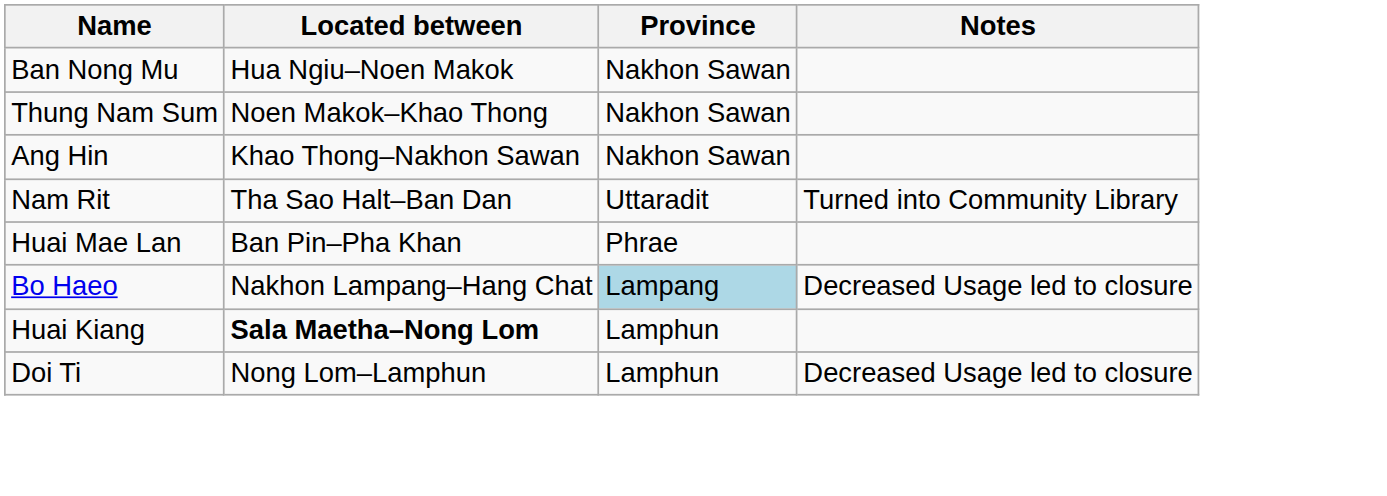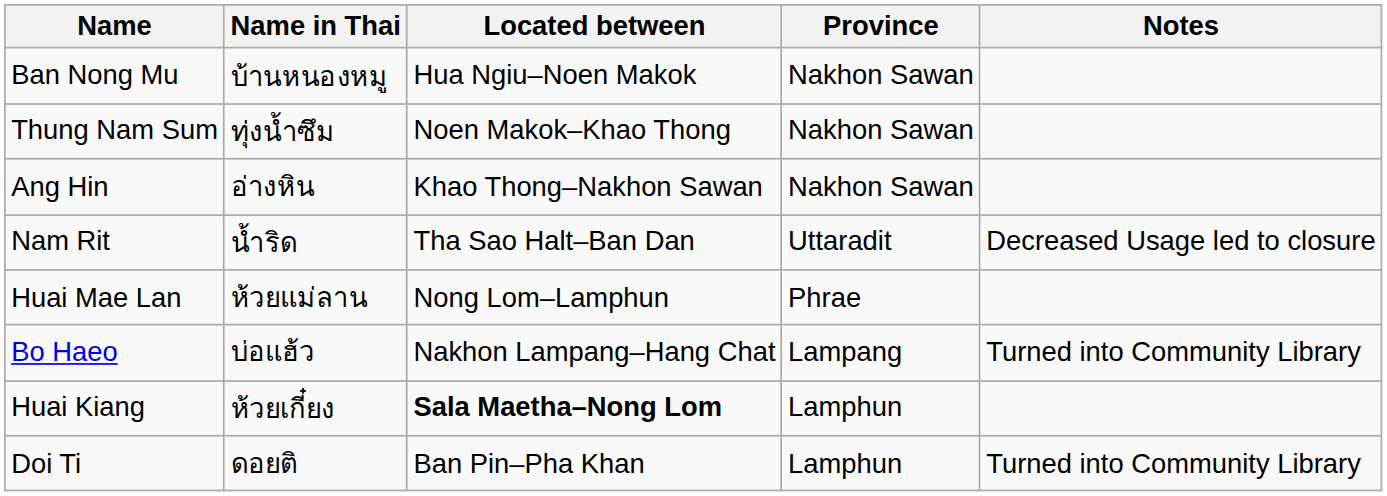+ column: (316, 26)
(991, 199) Turned into Community Library -> (1181, 241) Decreased Usage led to closure
(346, 243) Ban Pin–Pha Khan -> (541, 297) Nong Lom–Lamphun
(662, 286) lightblue background -> (845, 352) no background
(998, 286) Decreased Usage led to closure -> (1174, 352) Turned into Community Library
(358, 373) Nong Lom–Lamphun -> (529, 463) Ban Pin–Pha Khan
(998, 373) Decreased Usage led to closure -> (1174, 463) Turned into Community Library
